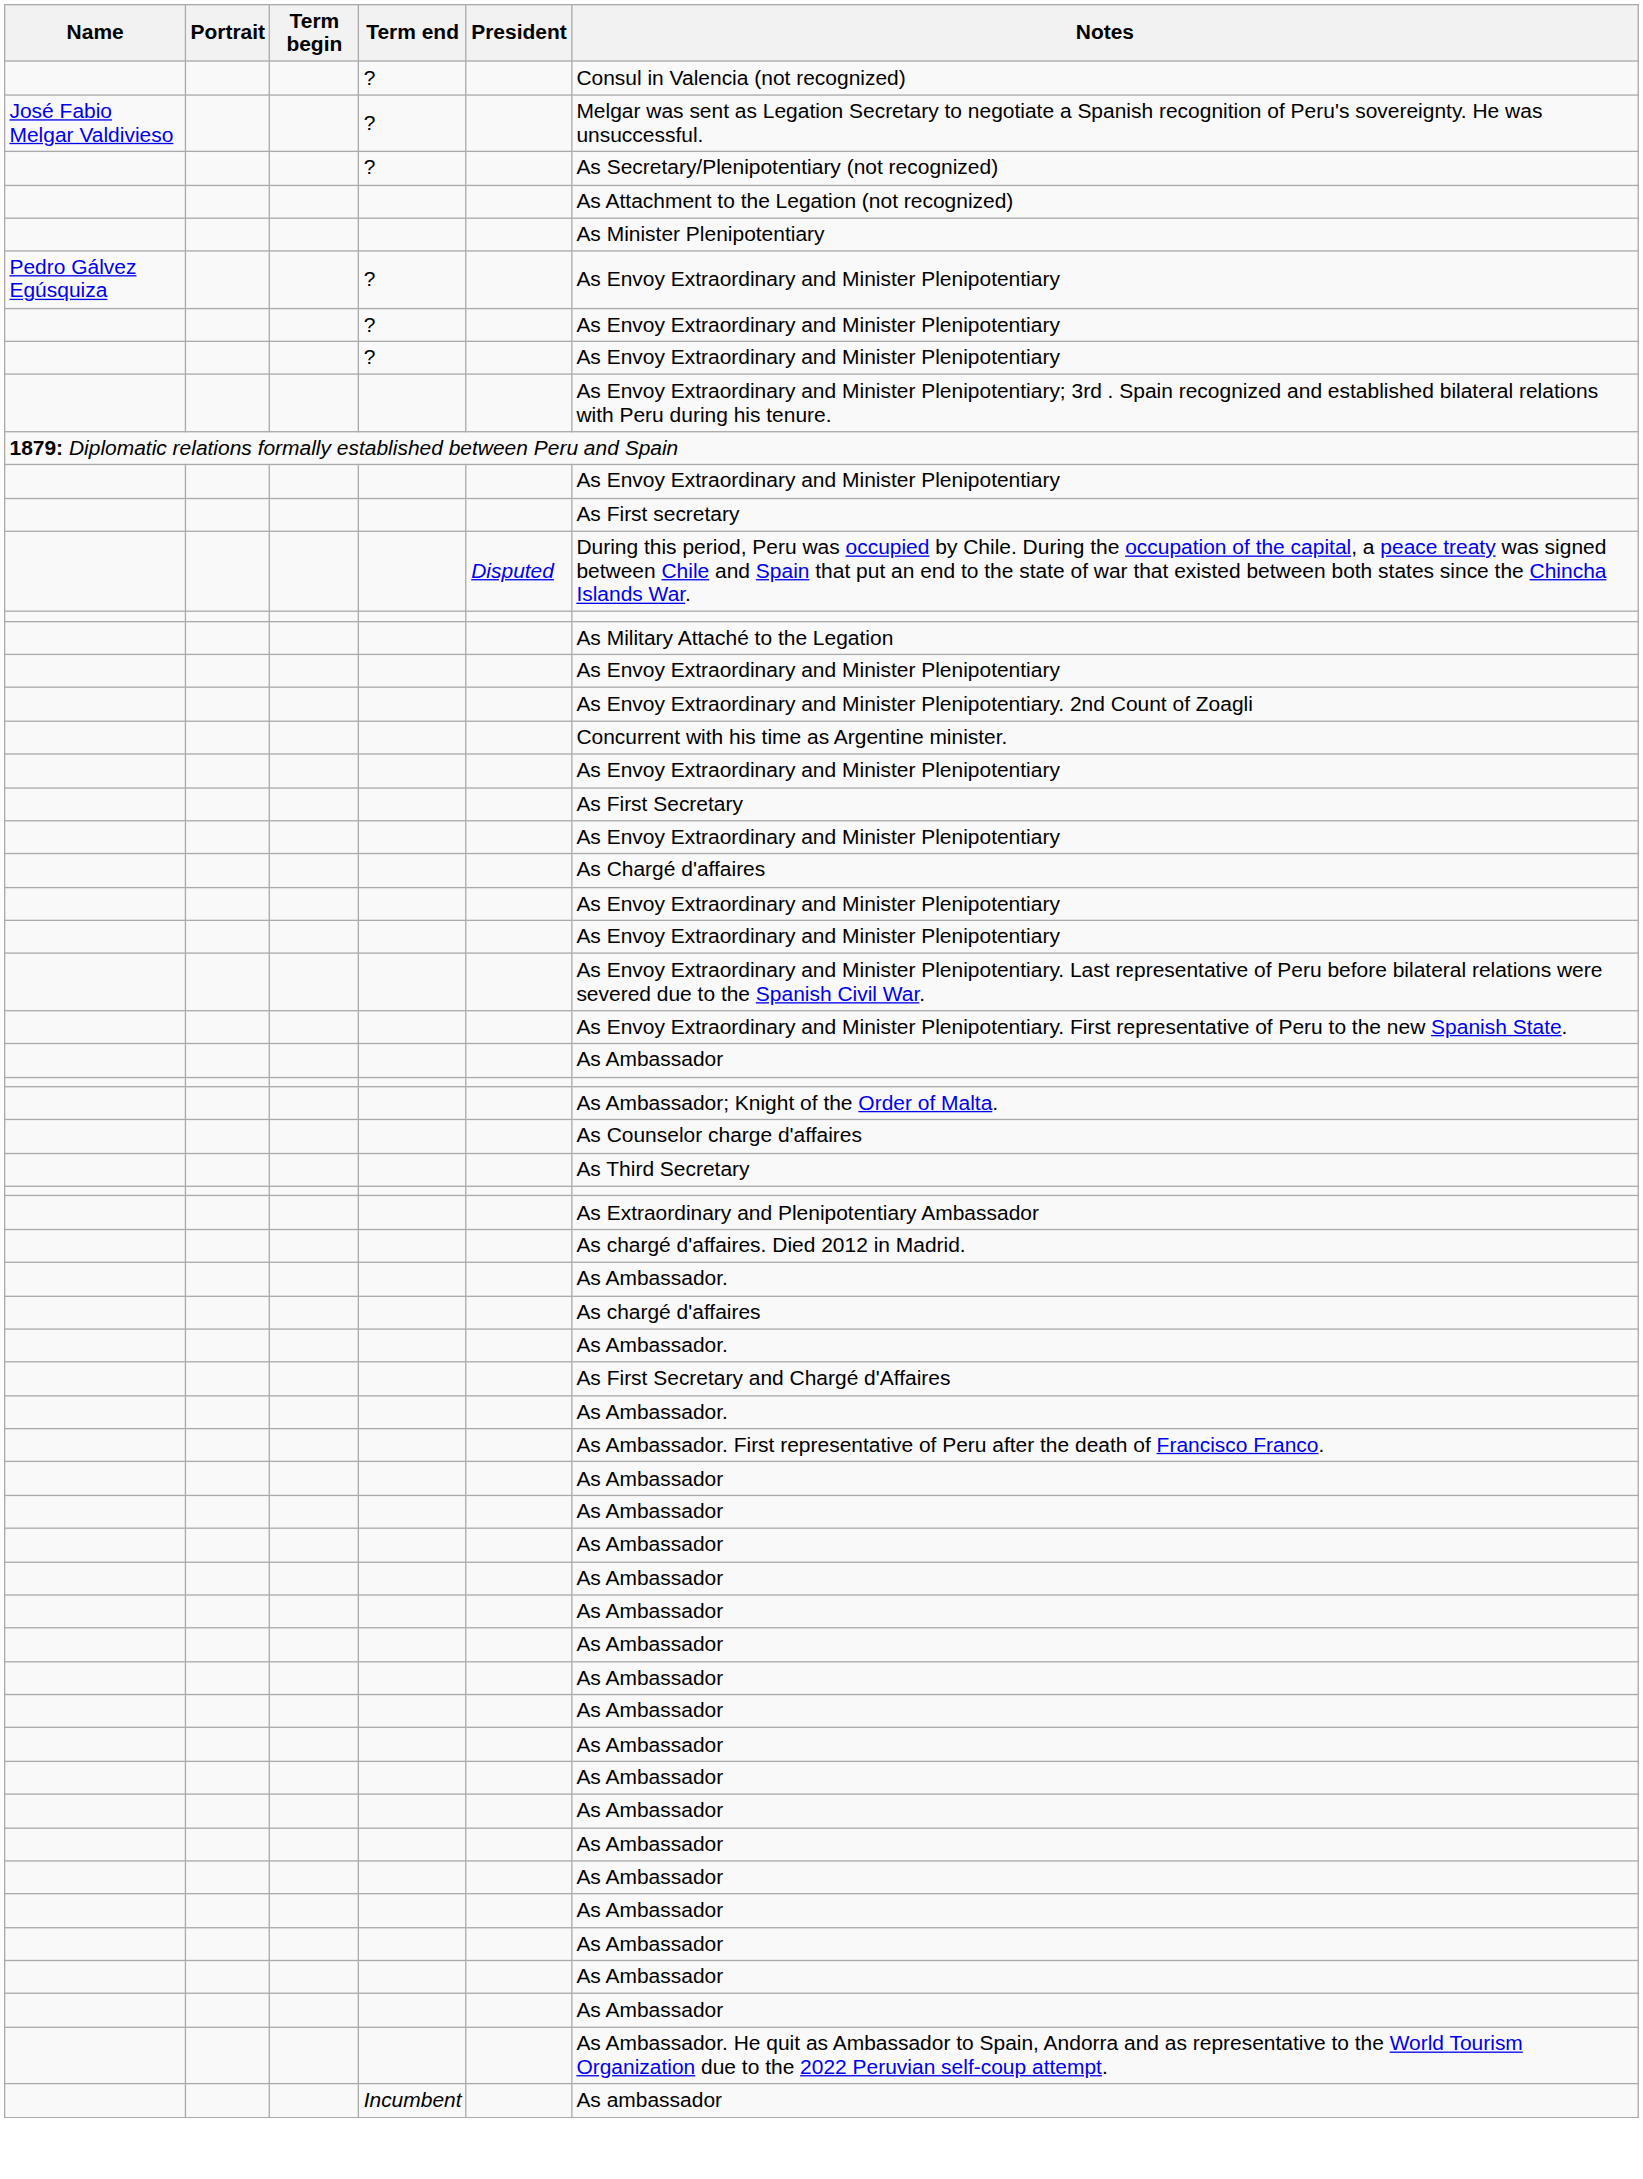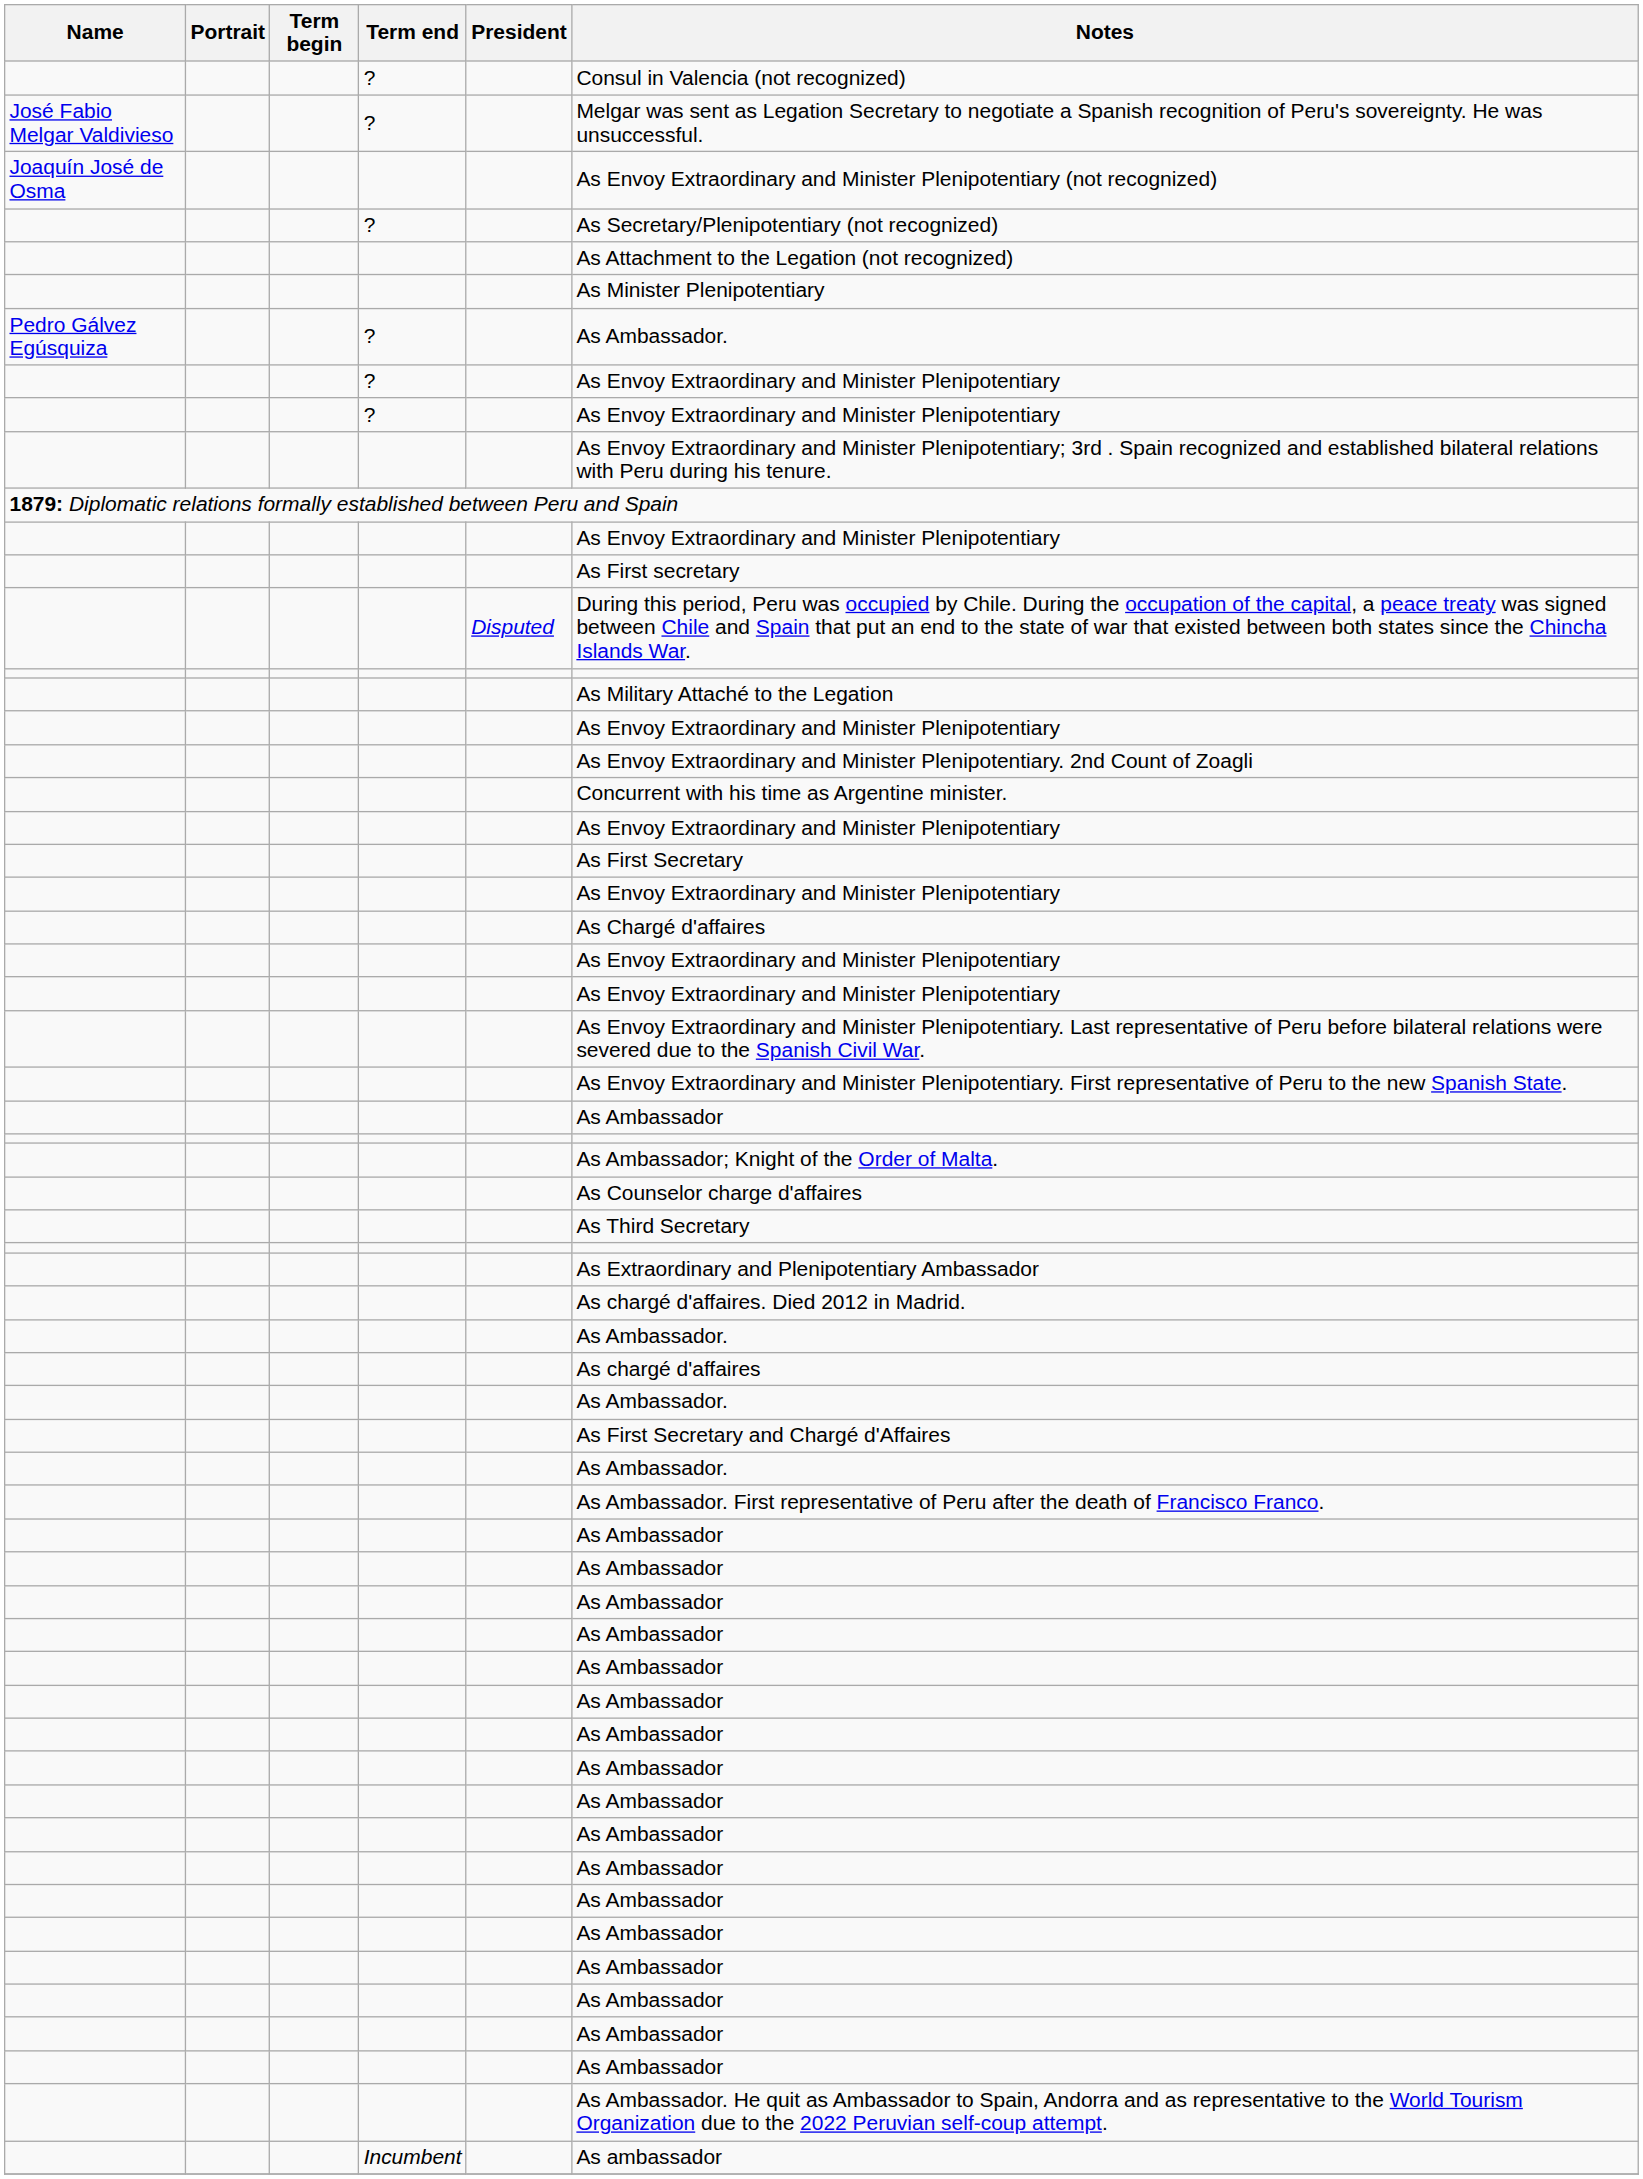+ row: (86, 179)
(818, 279) As Envoy Extraordinary and Minister Plenipotentiary -> (652, 336) As Ambassador.
